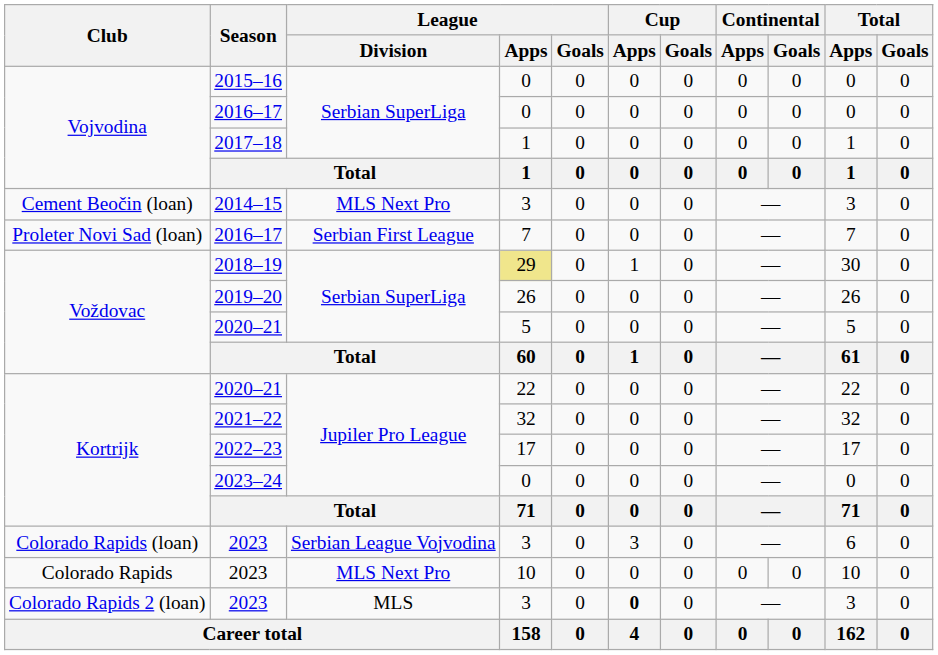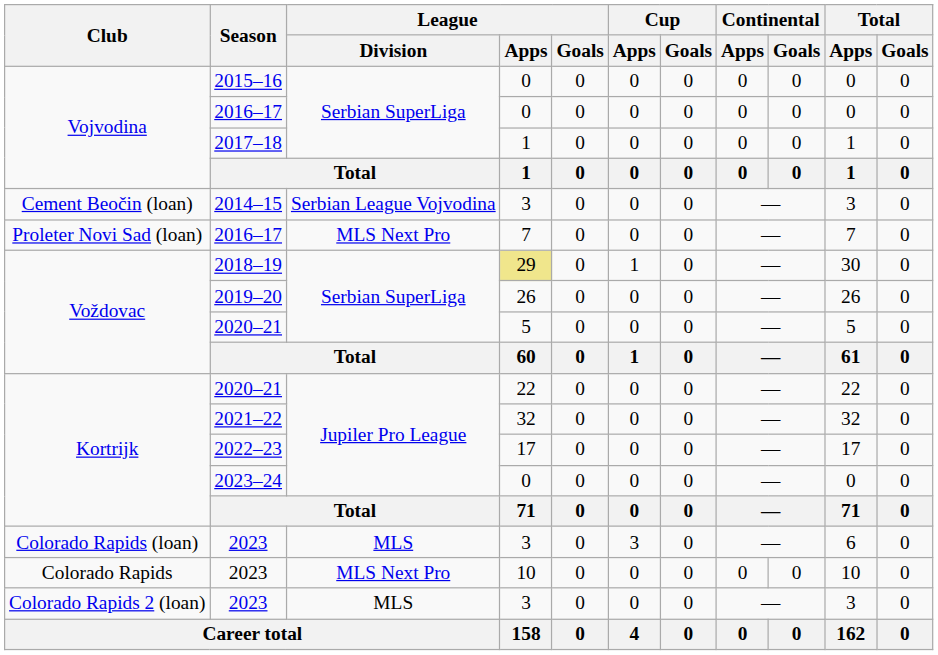(393, 204) MLS Next Pro -> (393, 204) Serbian League Vojvodina
(393, 234) Serbian First League -> (393, 234) MLS Next Pro
(393, 541) Serbian League Vojvodina -> (393, 541) MLS
(634, 603) bold -> (634, 603) normal
